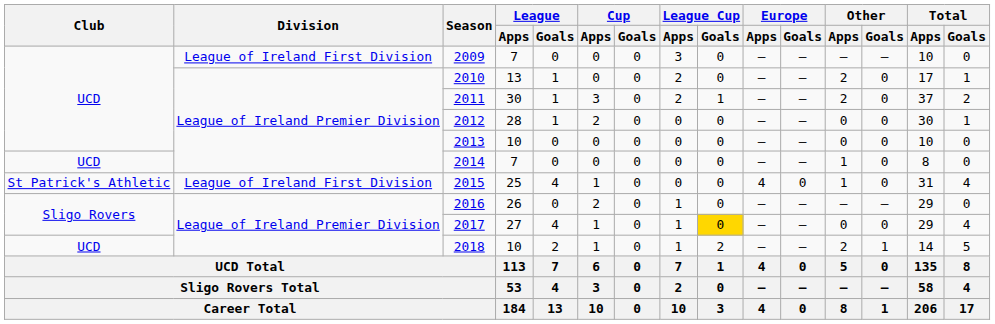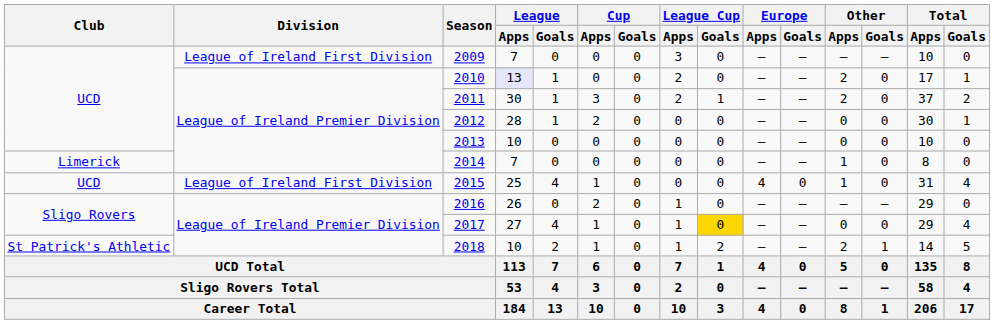(514, 78) no background -> (514, 78) lavender background
(89, 162) UCD -> (89, 162) Limerick
(89, 183) St Patrick's Athletic -> (89, 183) UCD
(89, 246) UCD -> (89, 246) St Patrick's Athletic
